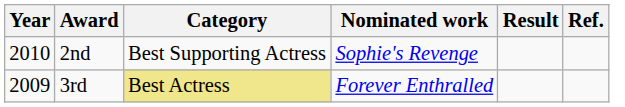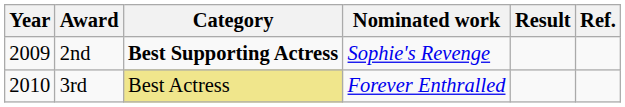(30, 53) 2010 -> (30, 53) 2009
(227, 53) normal -> (233, 53) bold
(30, 85) 2009 -> (30, 85) 2010
